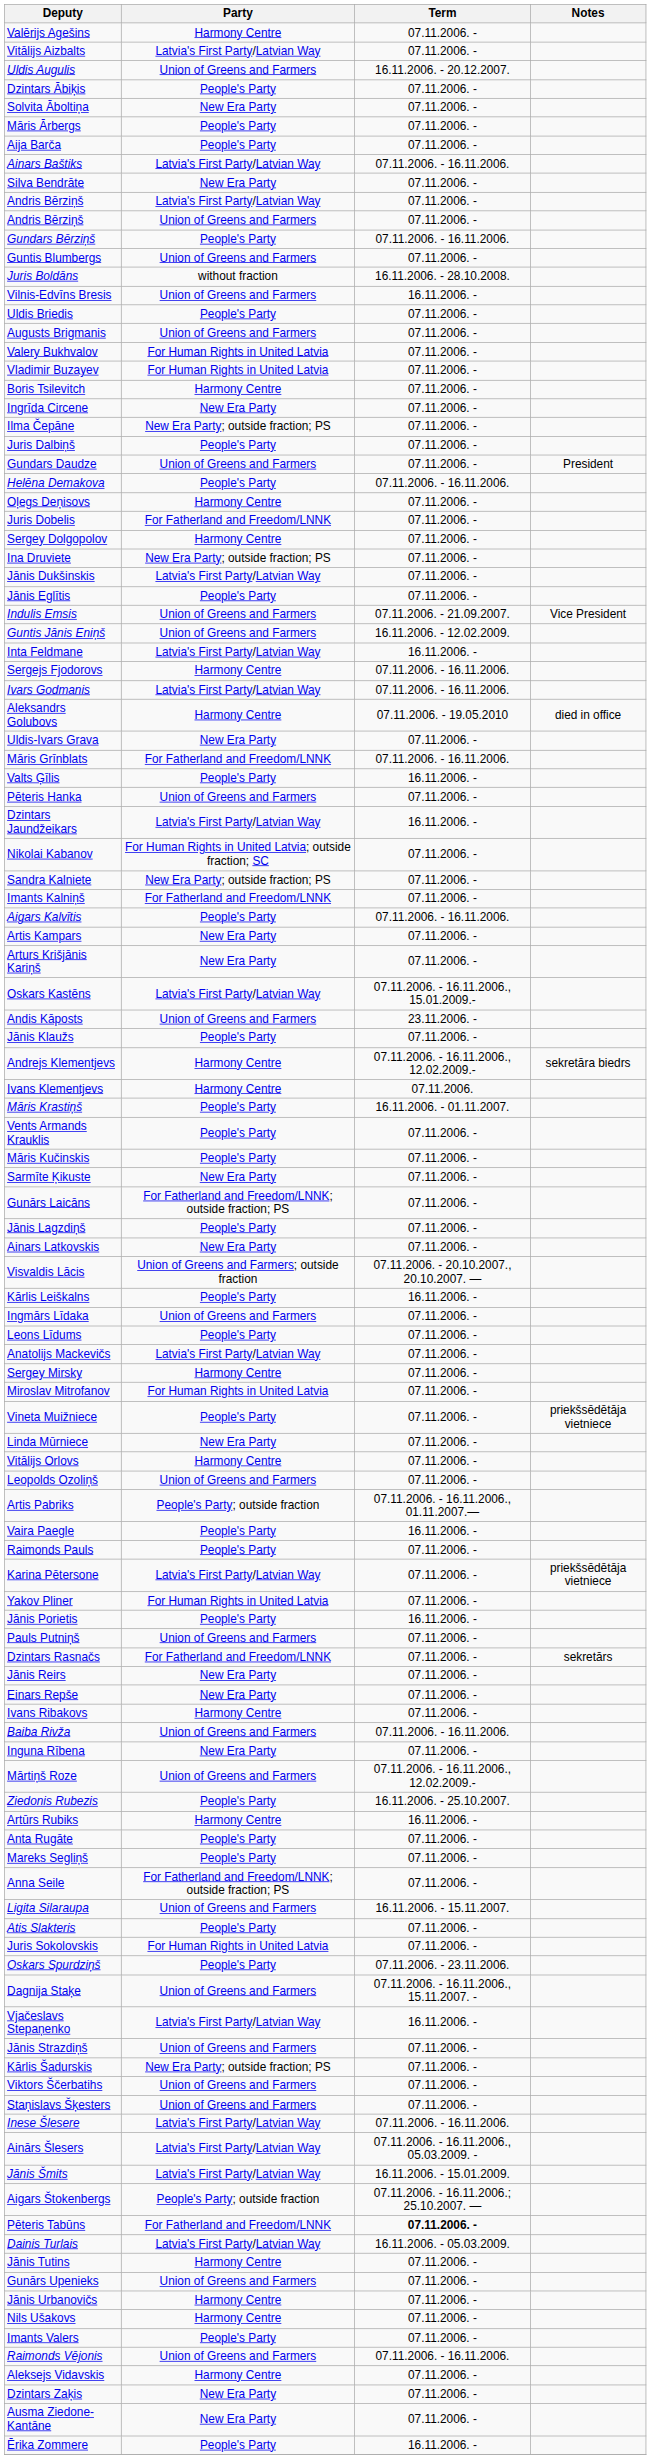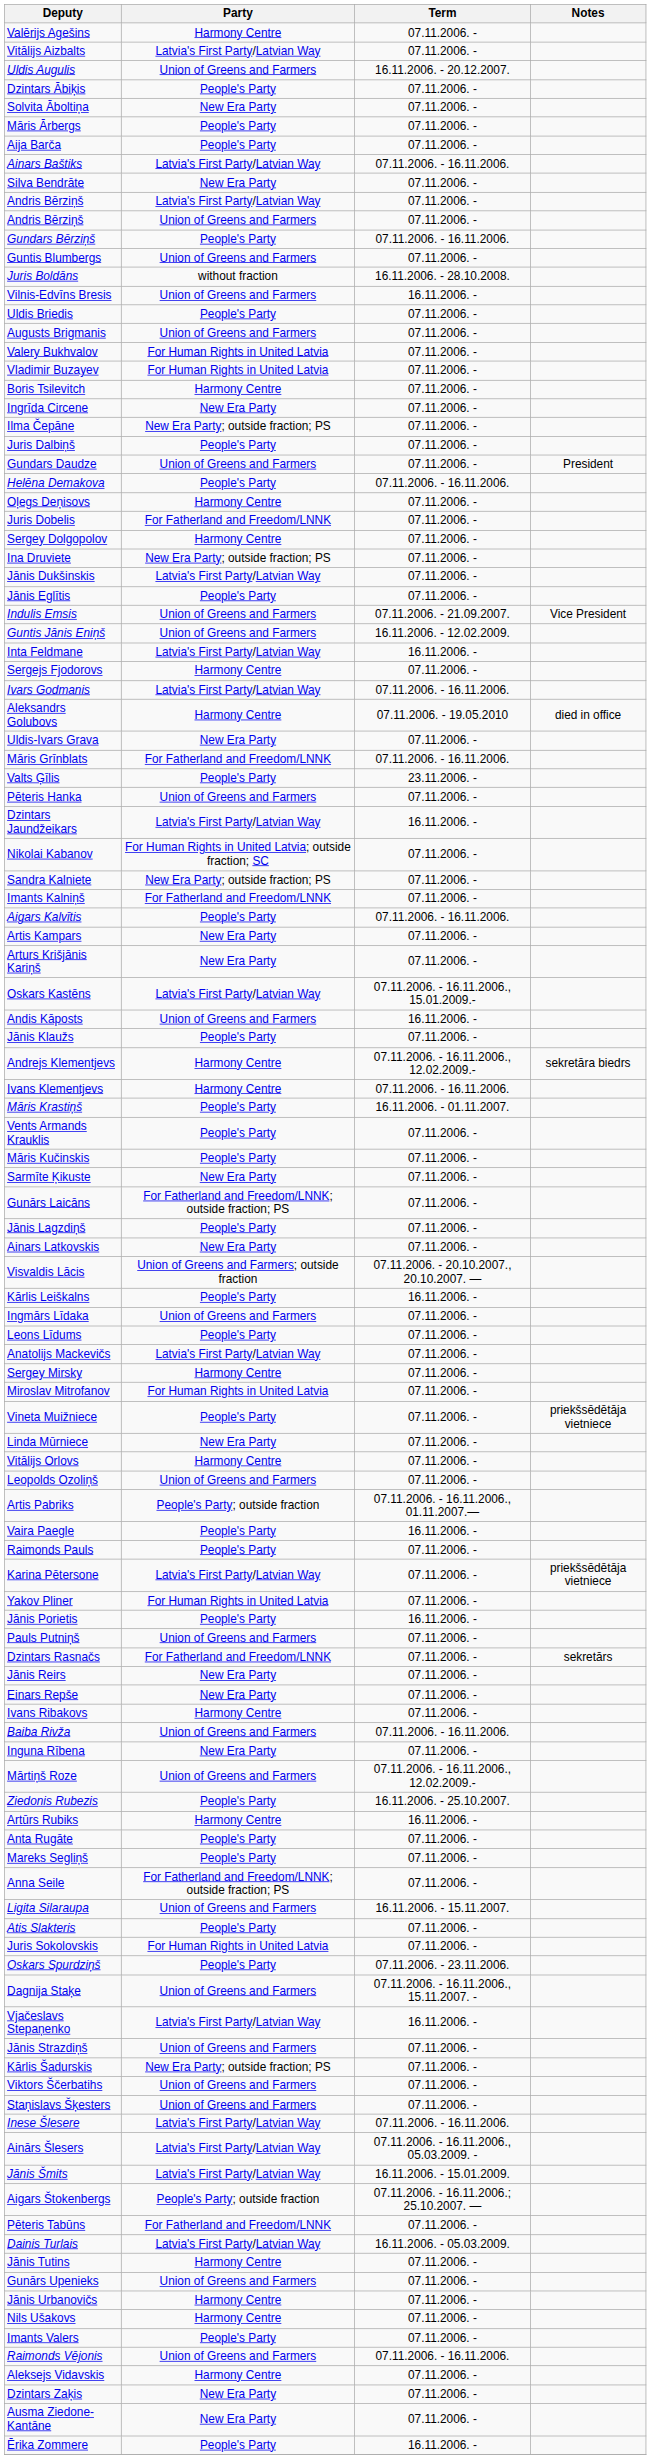(442, 671) 07.11.2006. - 16.11.2006. -> (442, 671) 07.11.2006. -
(442, 778) 16.11.2006. - -> (442, 778) 23.11.2006. -
(442, 1019) 23.11.2006. - -> (442, 1019) 16.11.2006. -
(442, 1089) 07.11.2006. -> (442, 1089) 07.11.2006. - 16.11.2006.
(442, 2225) bold -> (442, 2225) normal
